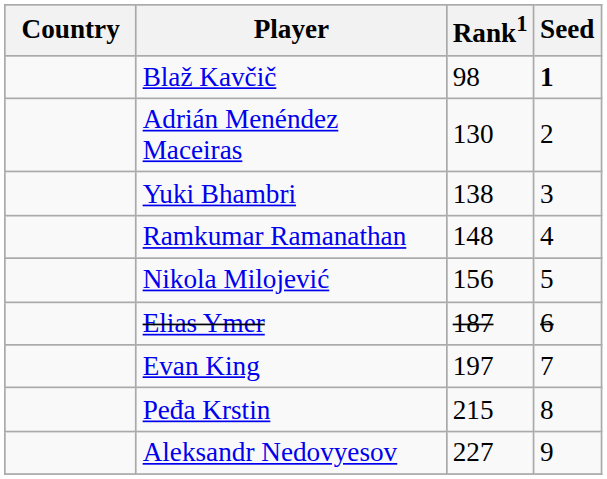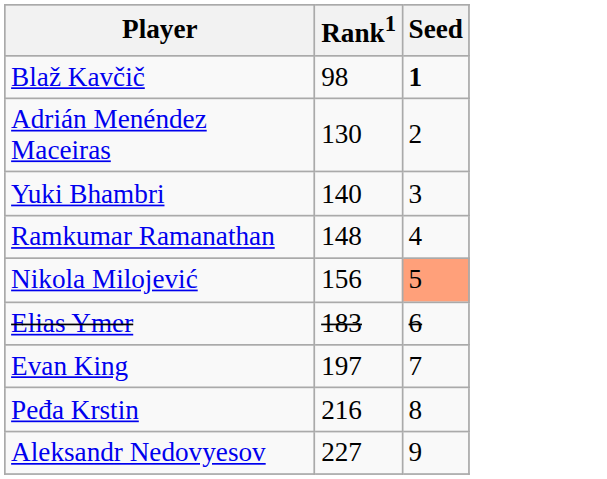- column: (71, 29)
(473, 193) 138 -> (342, 193) 140
(547, 279) no background -> (415, 279) lightsalmon background
(473, 322) 187 -> (342, 322) 183
(473, 409) 215 -> (342, 409) 216
